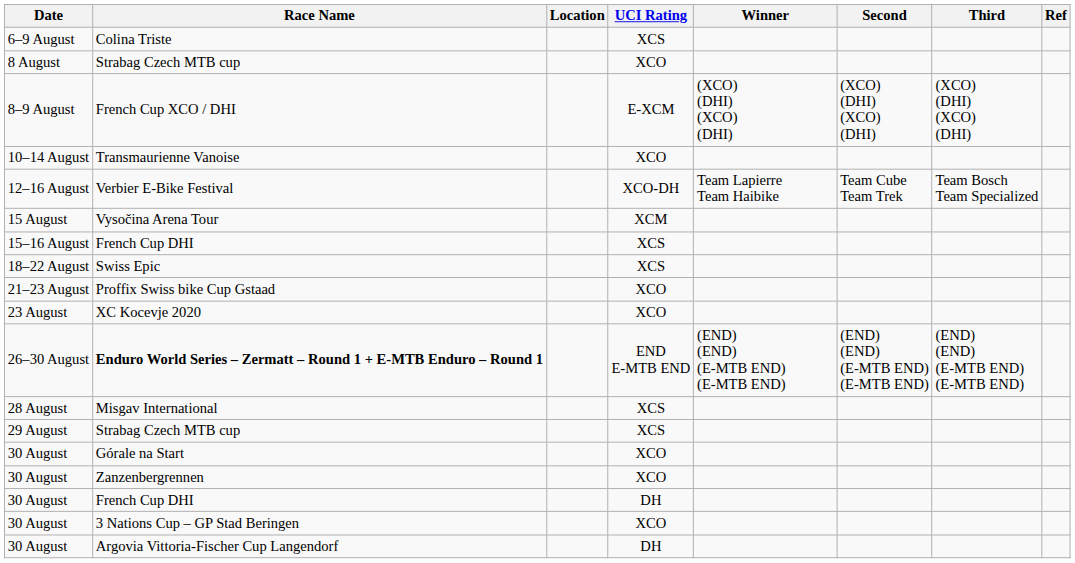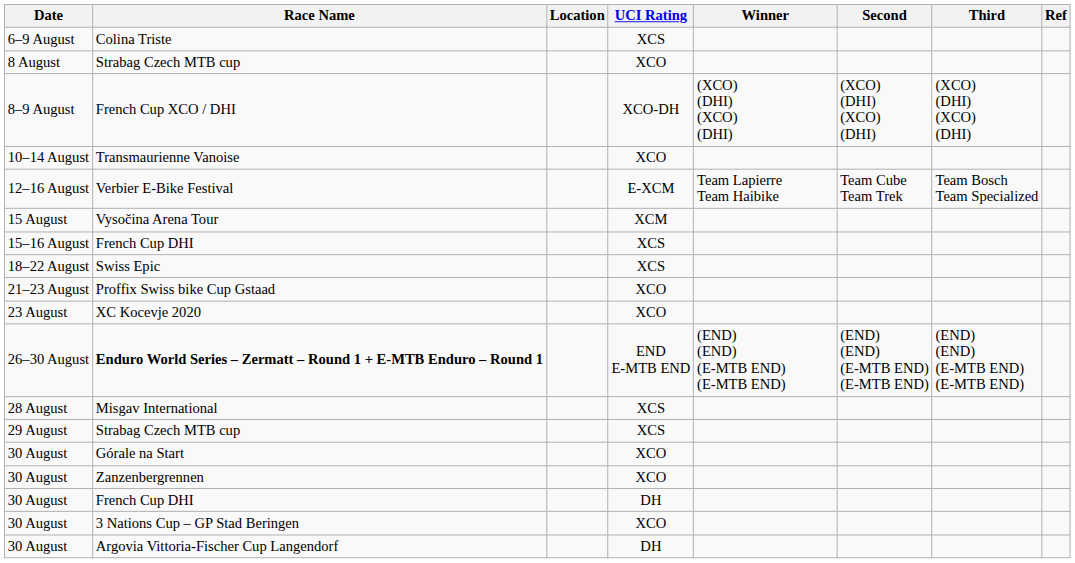(651, 109) E-XCM -> (651, 109) XCO-DH
(651, 188) XCO-DH -> (651, 188) E-XCM
